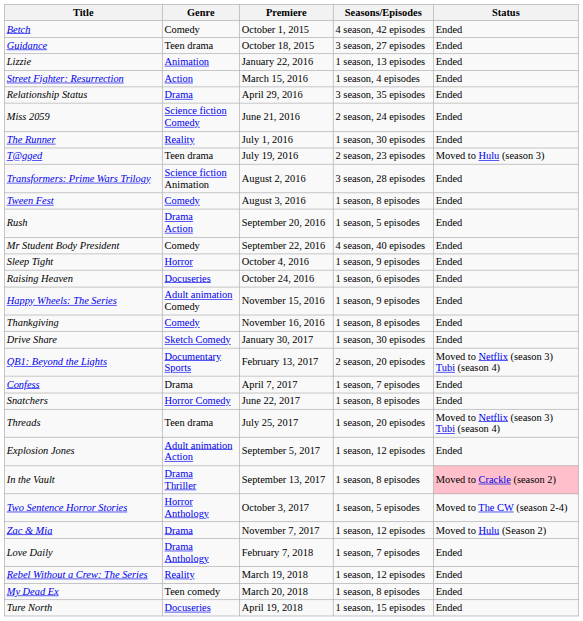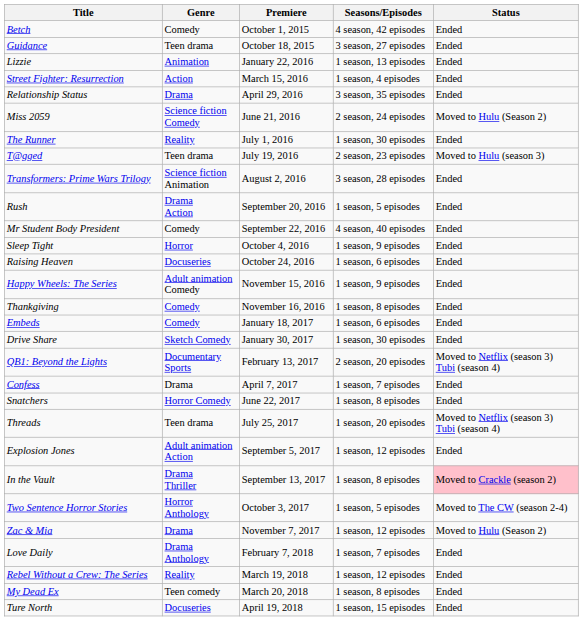(449, 117) Ended -> (491, 117) Moved to Hulu (Season 2)
- row: (30, 201)
+ row: (23, 323)
